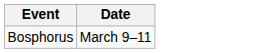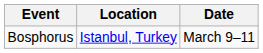+ column: (128, 15)
